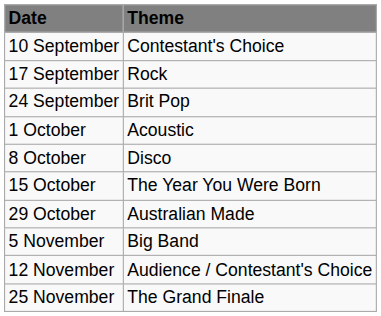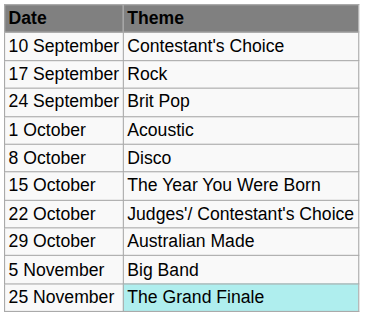+ row: (52, 213)
- row: (61, 269)
(196, 297) no background -> (196, 297) paleturquoise background
